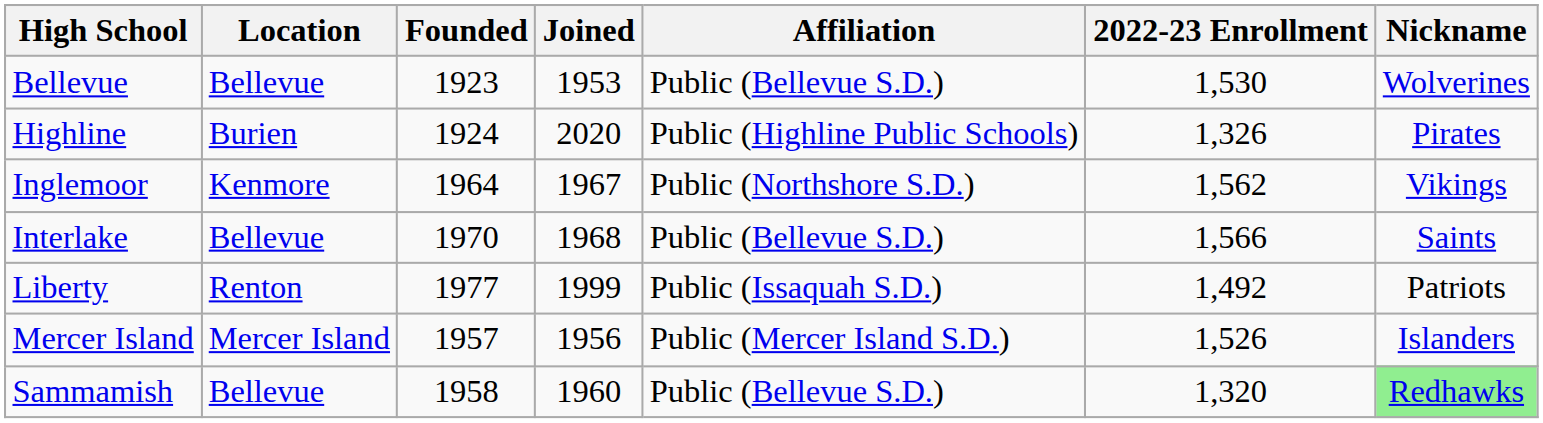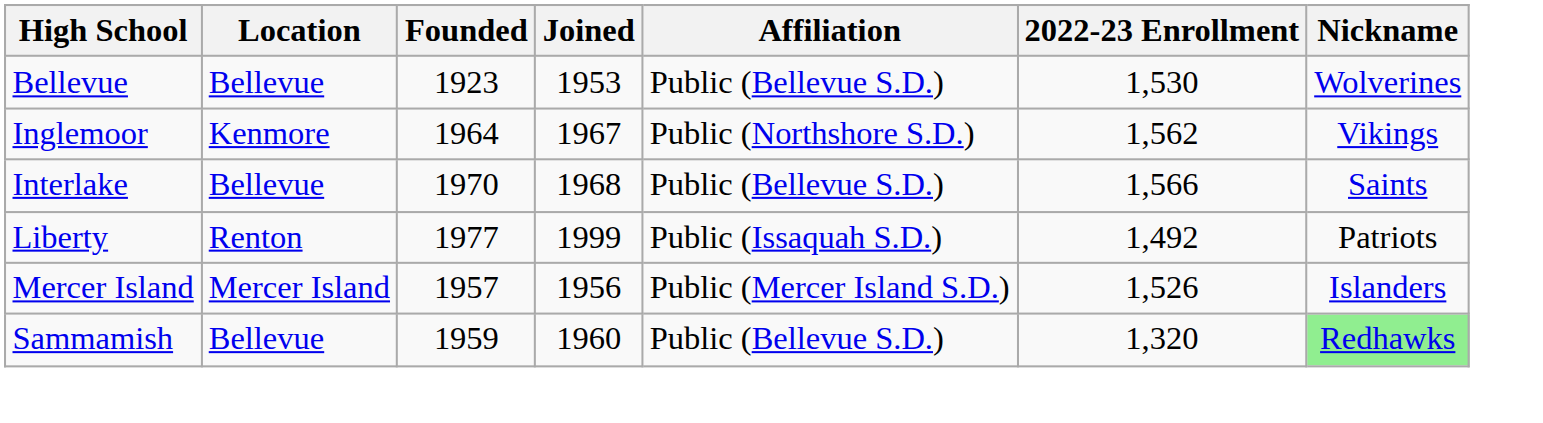- row: (69, 133)
(466, 390) 1958 -> (466, 339) 1959
